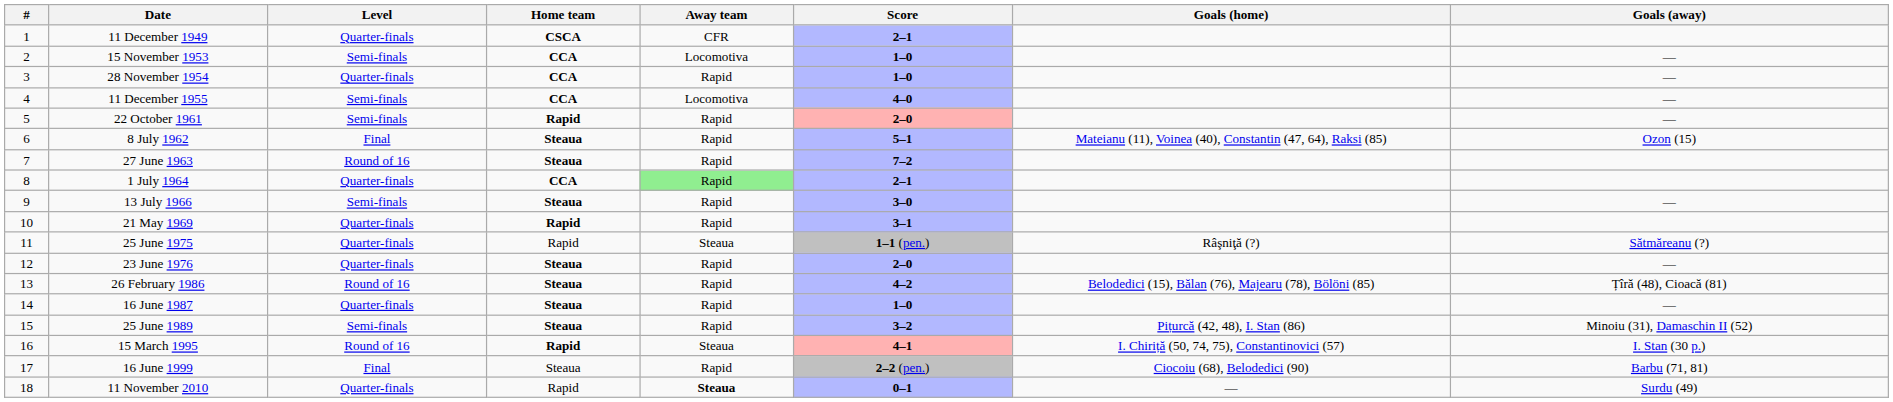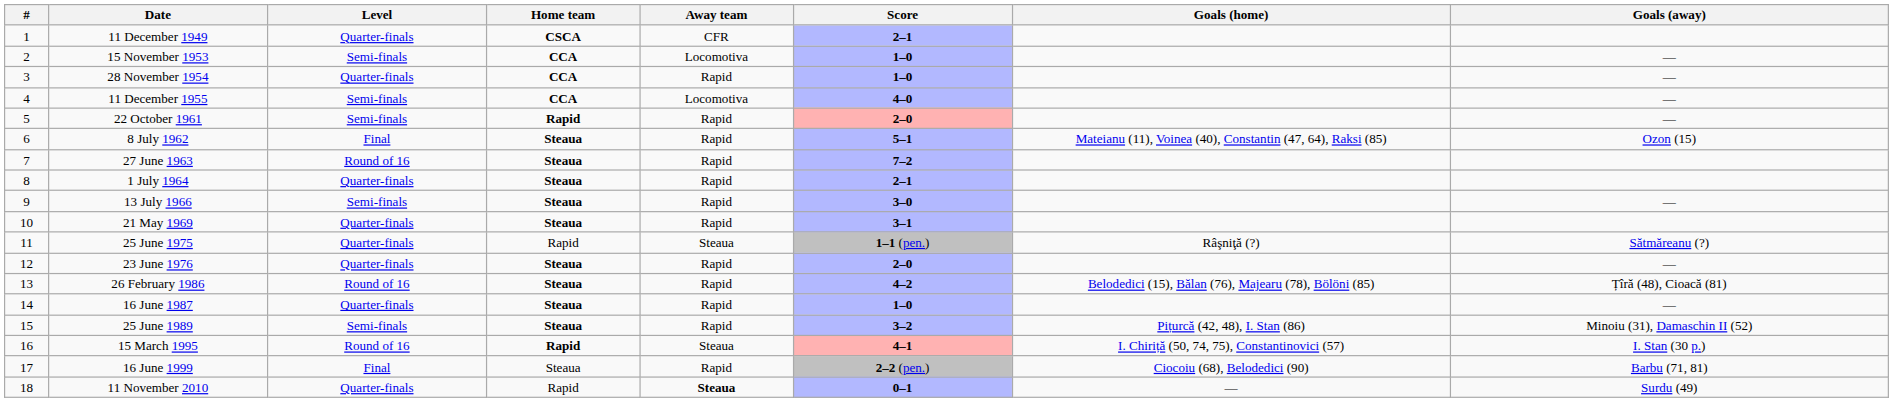(563, 180) CCA -> (563, 180) Steaua
(716, 180) lightgreen background -> (716, 180) no background
(563, 222) Rapid -> (563, 222) Steaua
